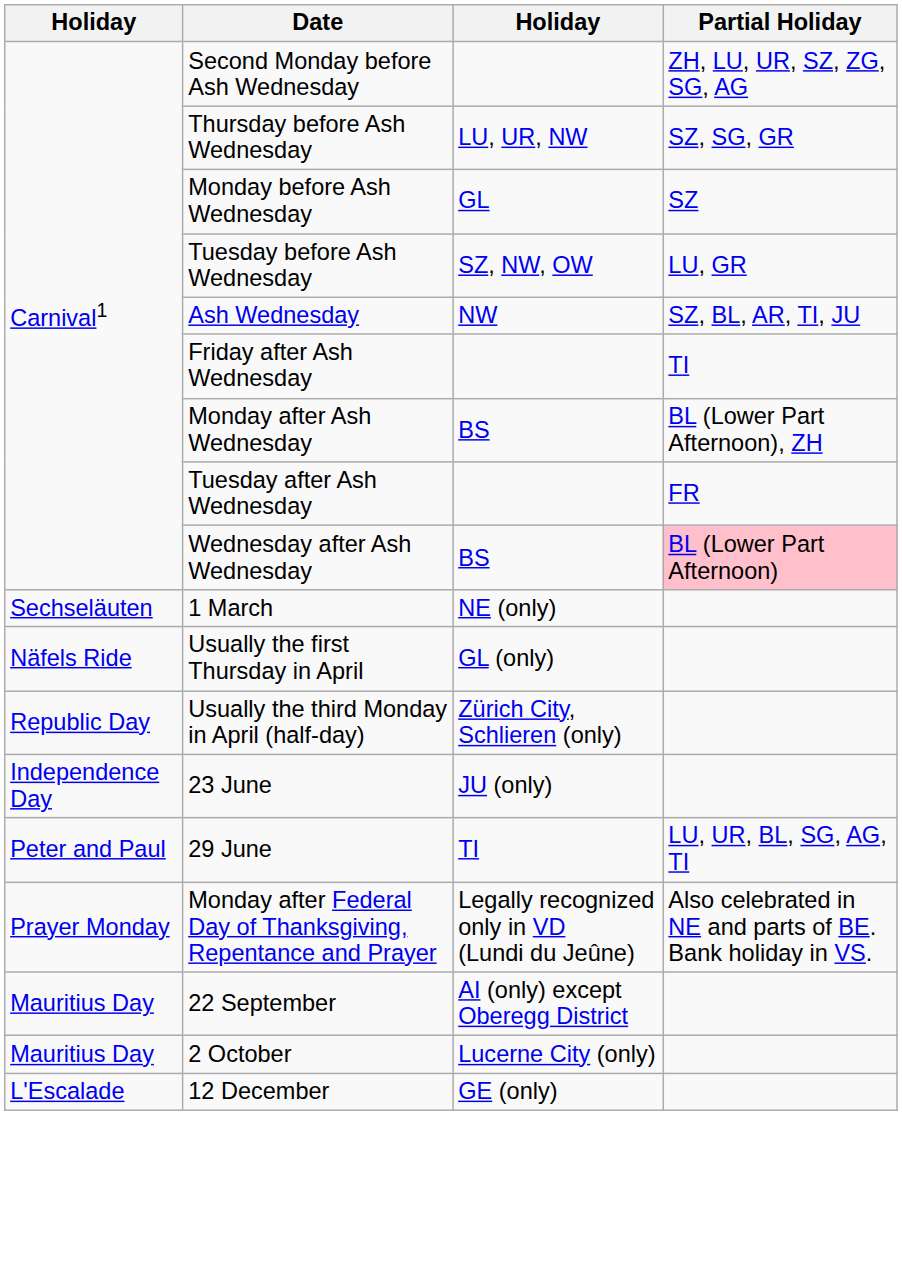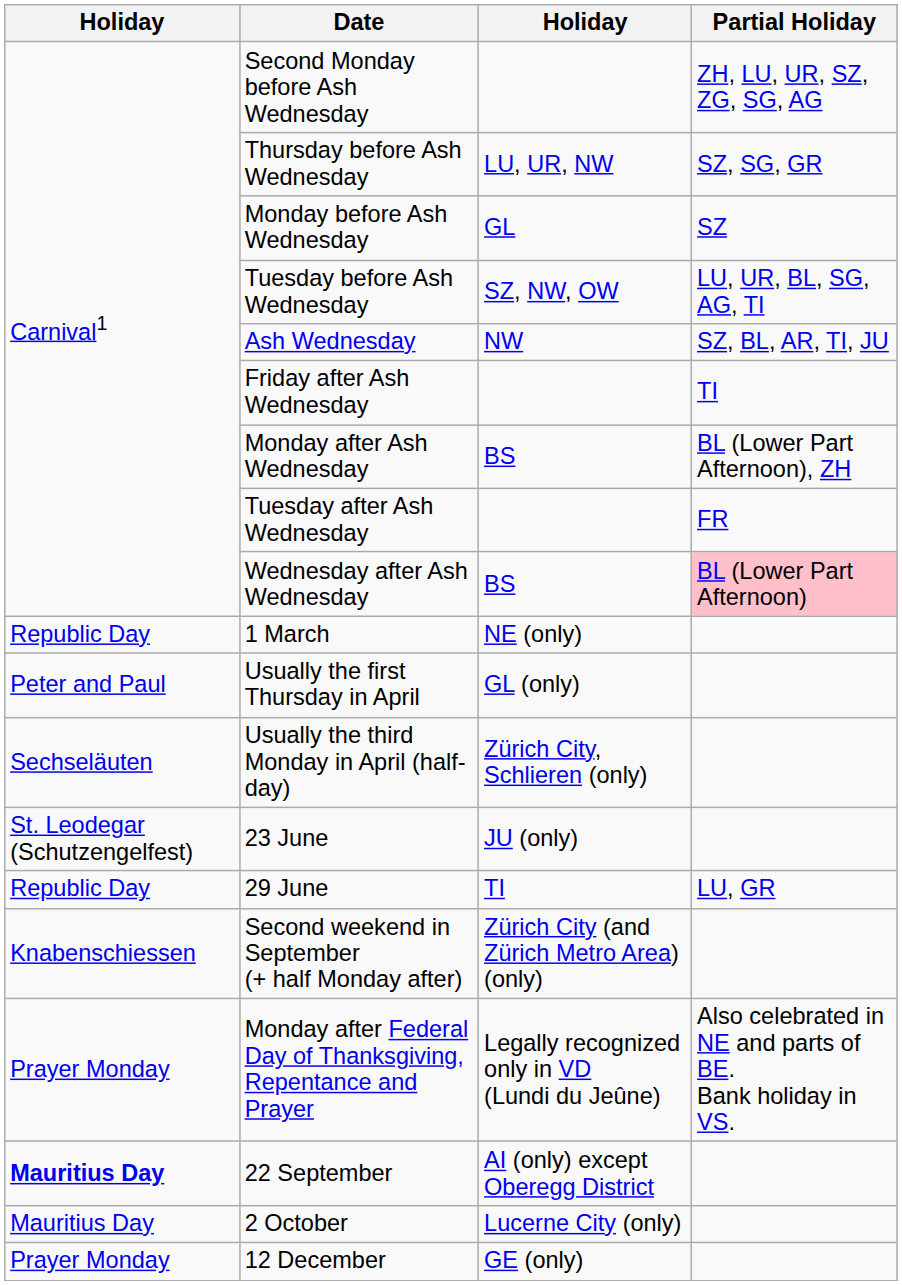(708, 264) LU, GR -> (783, 291) LU, UR, BL, SG, AG, TI
(81, 607) Sechseläuten -> (80, 634) Republic Day
(71, 658) Näfels Ride -> (88, 684) Peter and Paul
(80, 722) Republic Day -> (81, 761) Sechseläuten
(85, 785) Independence Day -> (102, 838) St. Leodegar (Schutzengelfest)
(88, 849) Peter and Paul -> (80, 889) Republic Day
(778, 849) LU, UR, BL, SG, AG, TI -> (736, 889) LU, GR
+ row: (354, 953)
(82, 1003) normal -> (87, 1173) bold
(67, 1091) L'Escalade -> (90, 1261) Prayer Monday
